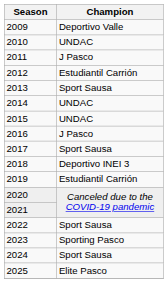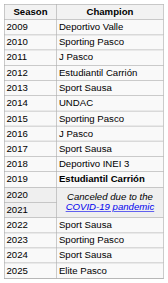(76, 42) UNDAC -> (91, 42) Sporting Pasco
(76, 118) UNDAC -> (91, 118) Sporting Pasco
(98, 179) normal -> (102, 179) bold
